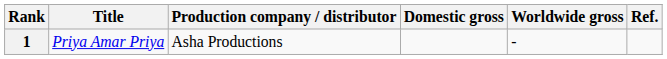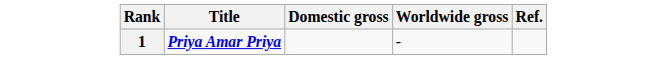- column: (284, 16)
(108, 41) normal -> (224, 41) bold
